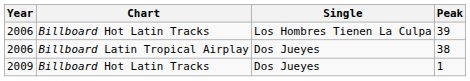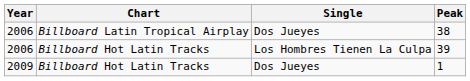rows swapped: (443, 49) <-> (443, 31)
